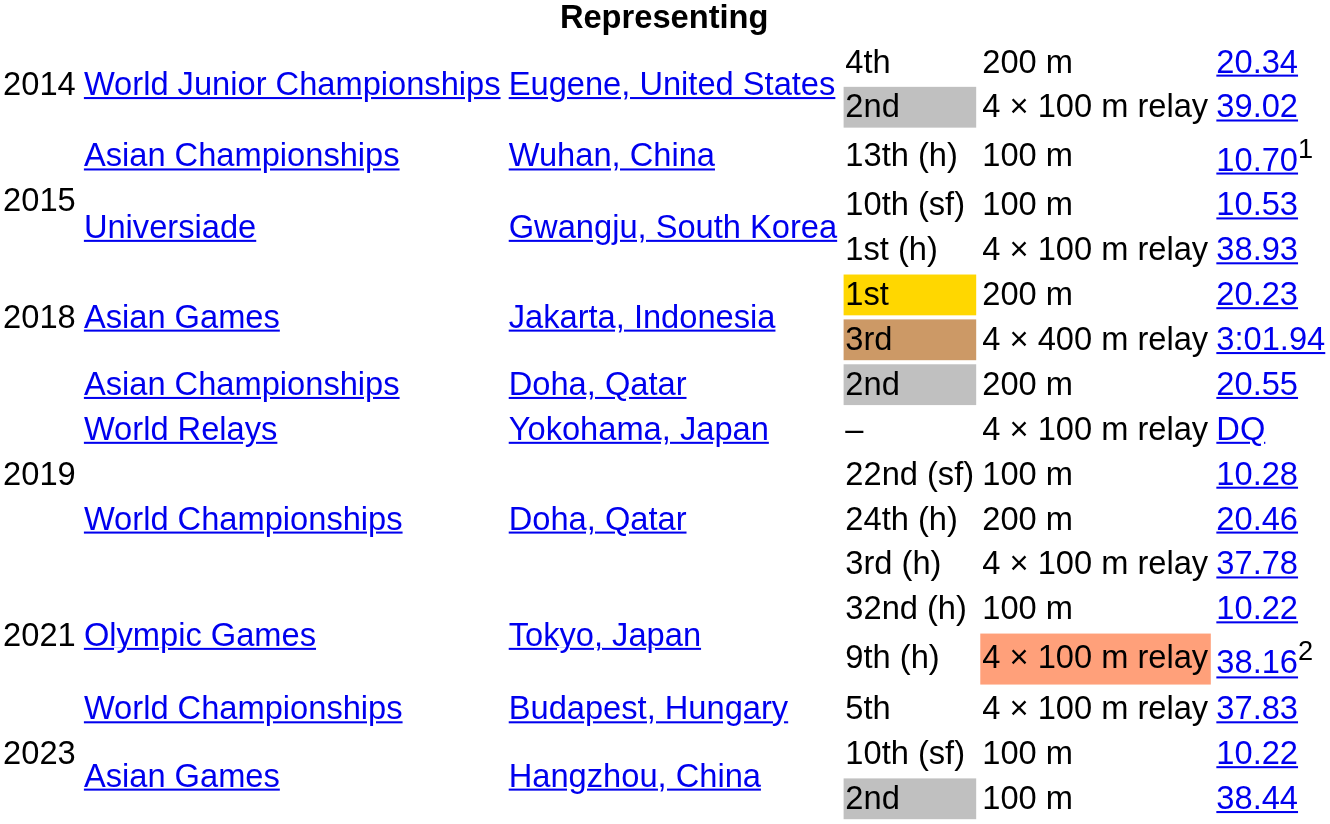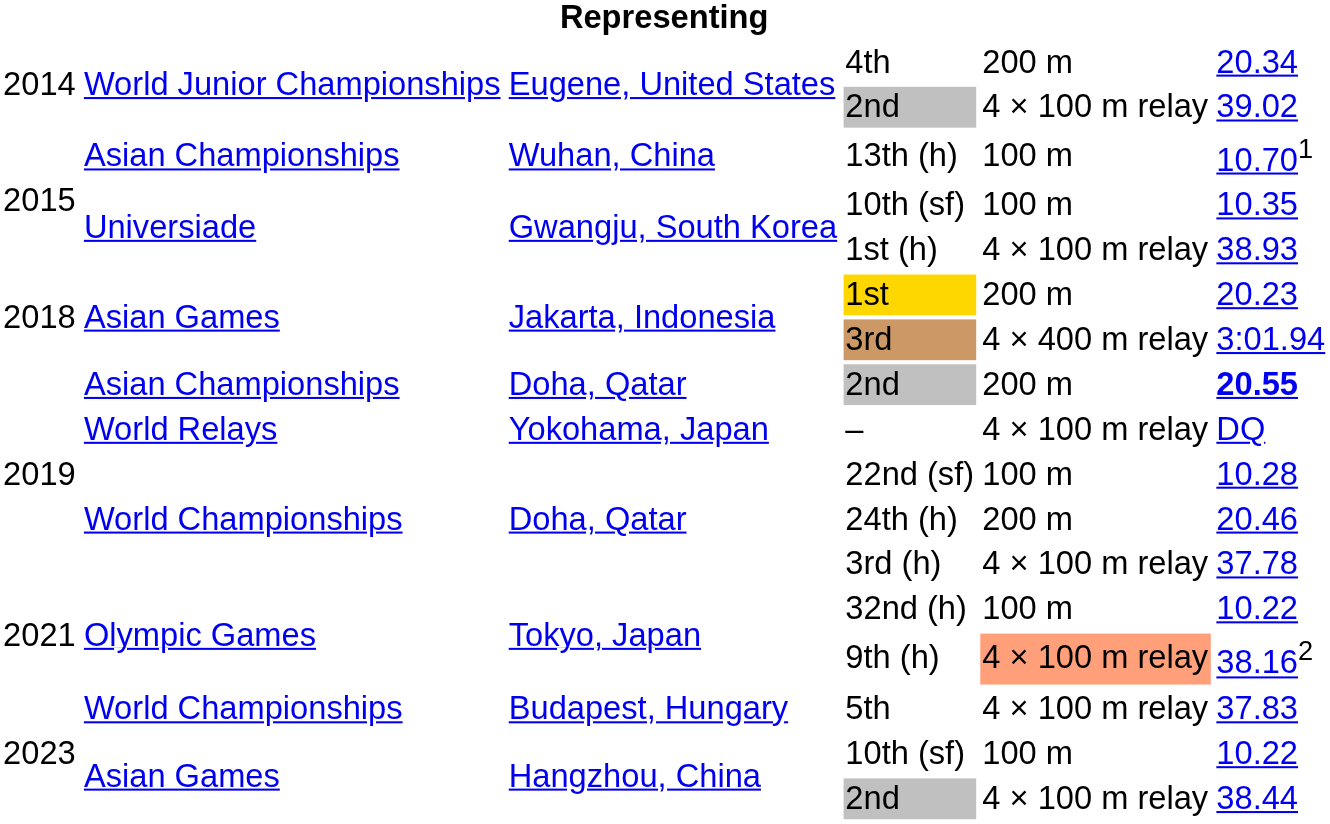(1257, 205) 10.53 -> (1257, 205) 10.35
(1257, 384) normal -> (1257, 384) bold
(1028, 797) 100 m -> (1095, 797) 4 × 100 m relay
